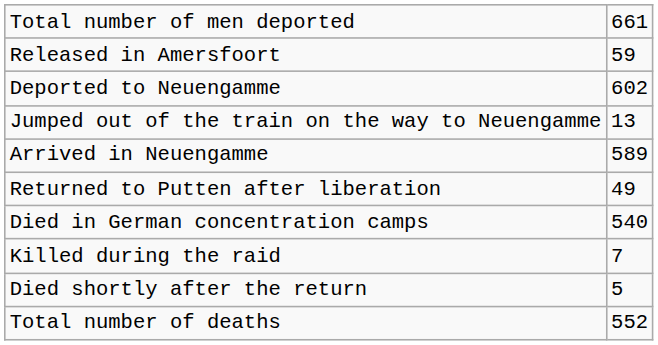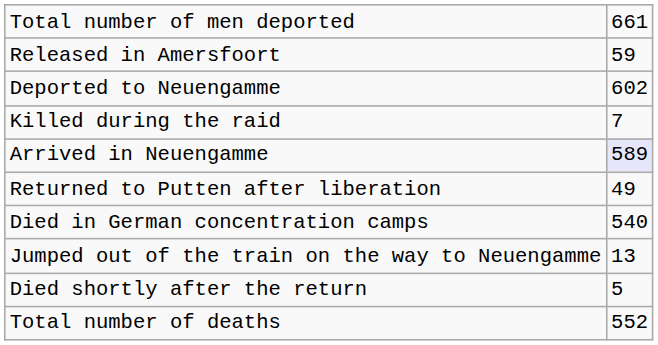rows swapped: (306, 122) <-> (145, 256)
(630, 155) no background -> (630, 155) lavender background
